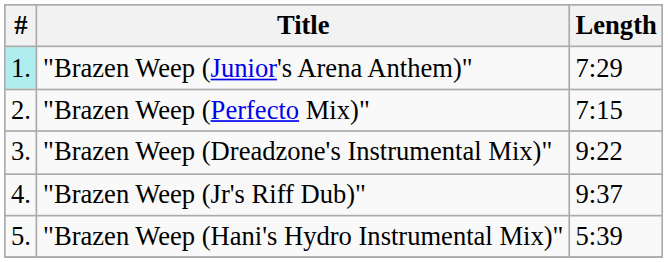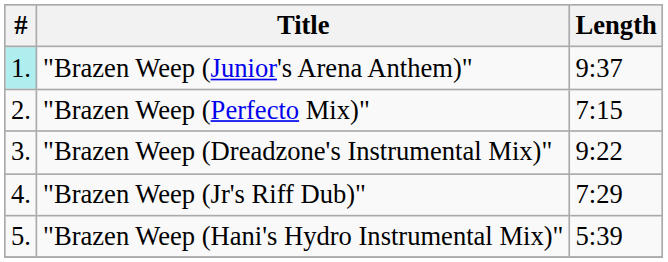(599, 67) 7:29 -> (599, 67) 9:37
(599, 194) 9:37 -> (599, 194) 7:29
